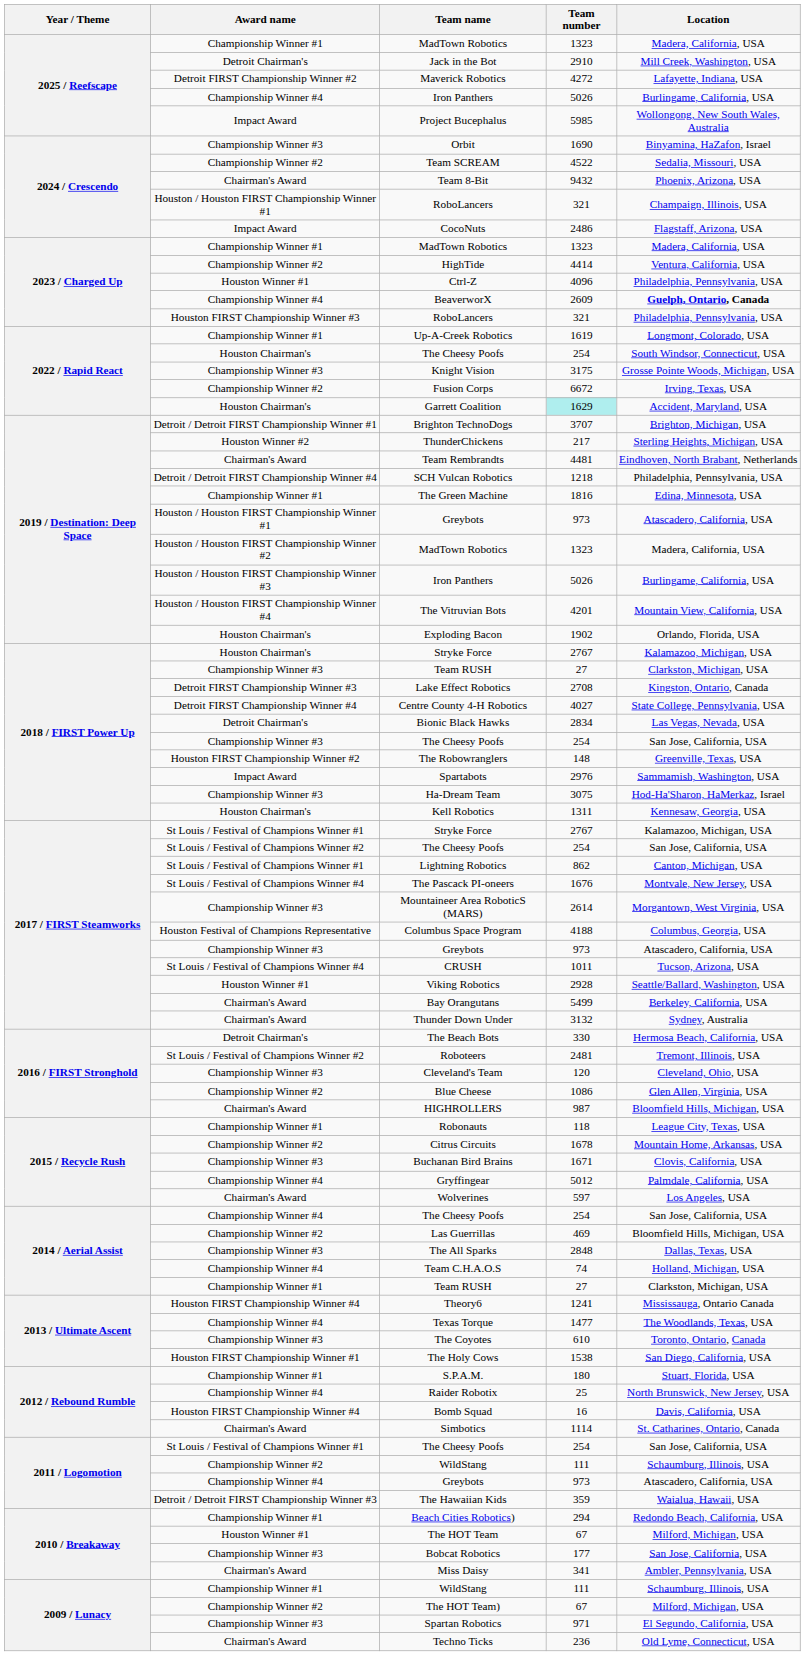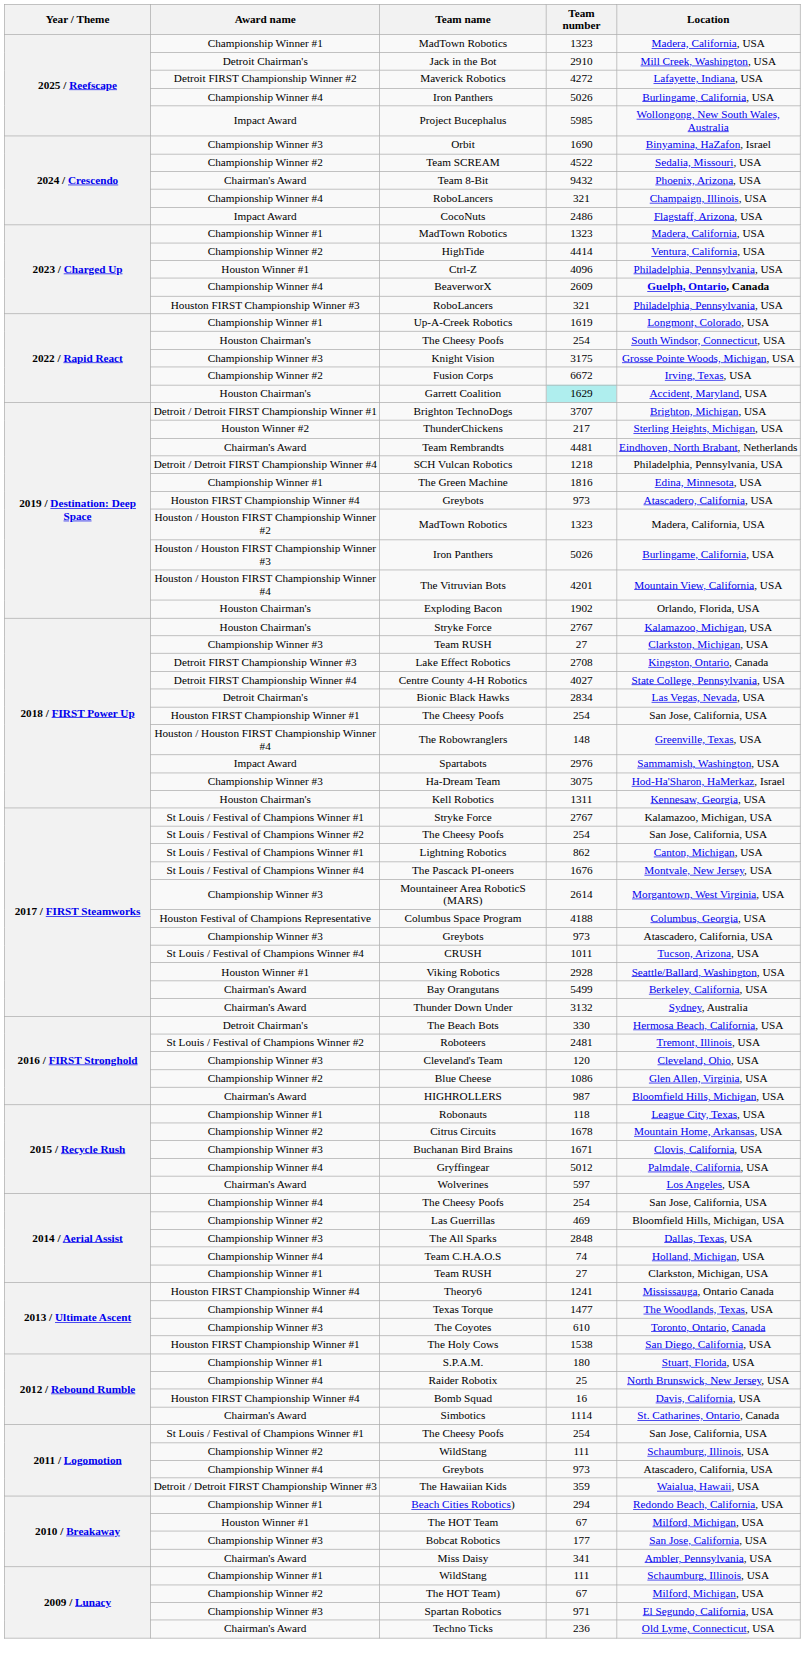(265, 204) Houston / Houston FIRST Championship Winner #1 -> (265, 198) Championship Winner #4
(265, 519) Houston / Houston FIRST Championship Winner #1 -> (265, 500) Houston FIRST Championship Winner #4
(265, 741) Championship Winner #3 -> (265, 715) Houston FIRST Championship Winner #1
(265, 758) Houston FIRST Championship Winner #2 -> (265, 739) Houston / Houston FIRST Championship Winner #4
